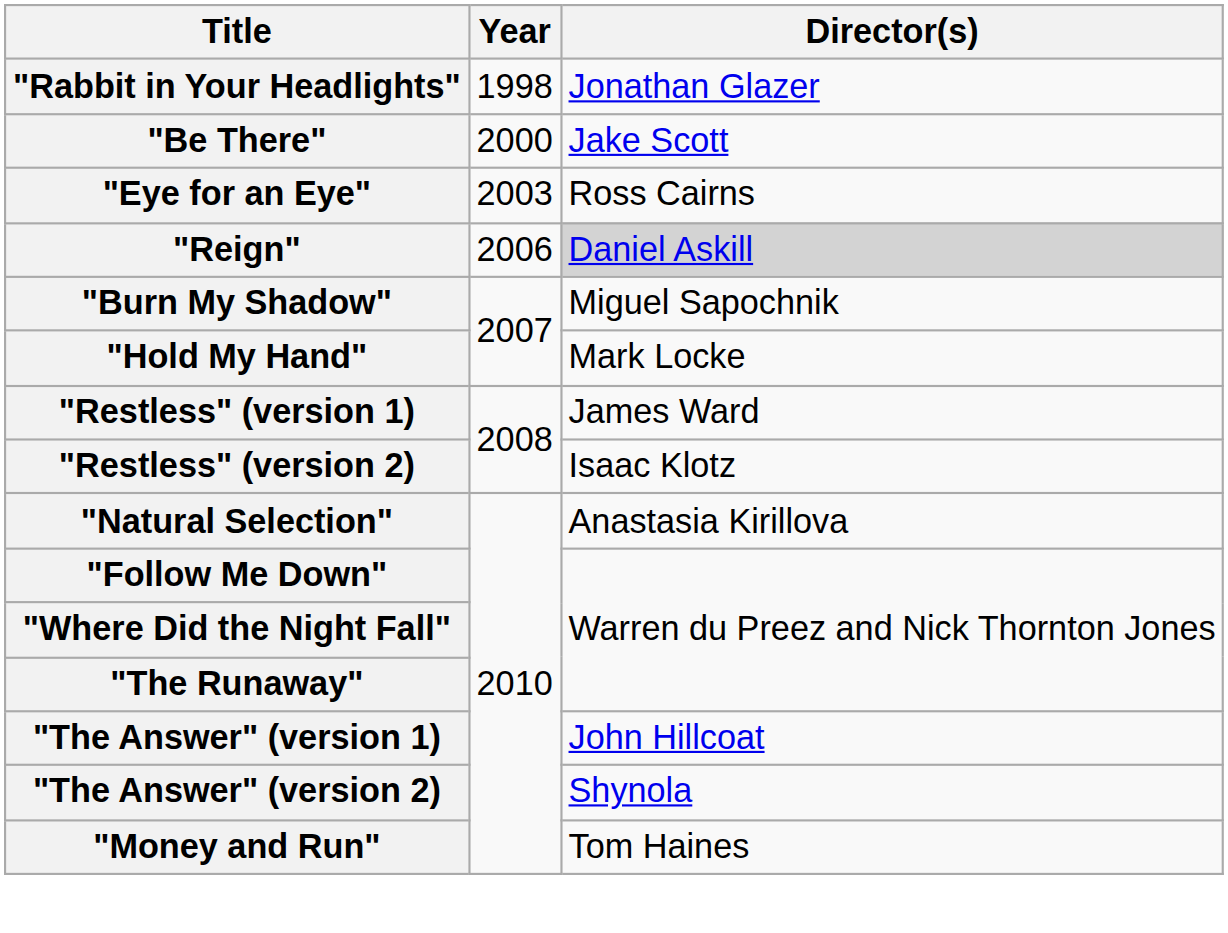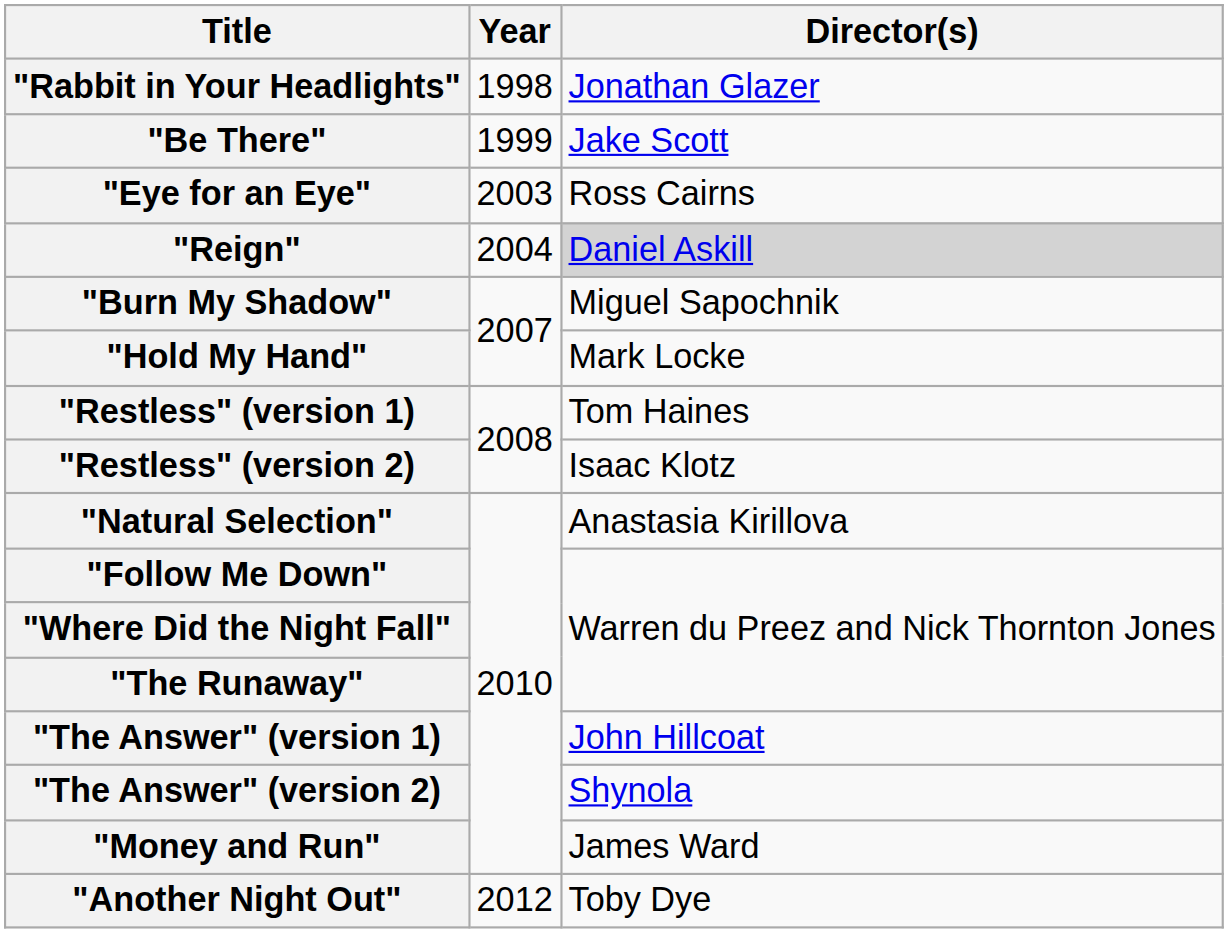(515, 140) 2000 -> (515, 140) 1999
(515, 248) 2006 -> (515, 248) 2004
(664, 411) James Ward -> (659, 411) Tom Haines
(659, 846) Tom Haines -> (664, 846) James Ward
+ row: (237, 900)
